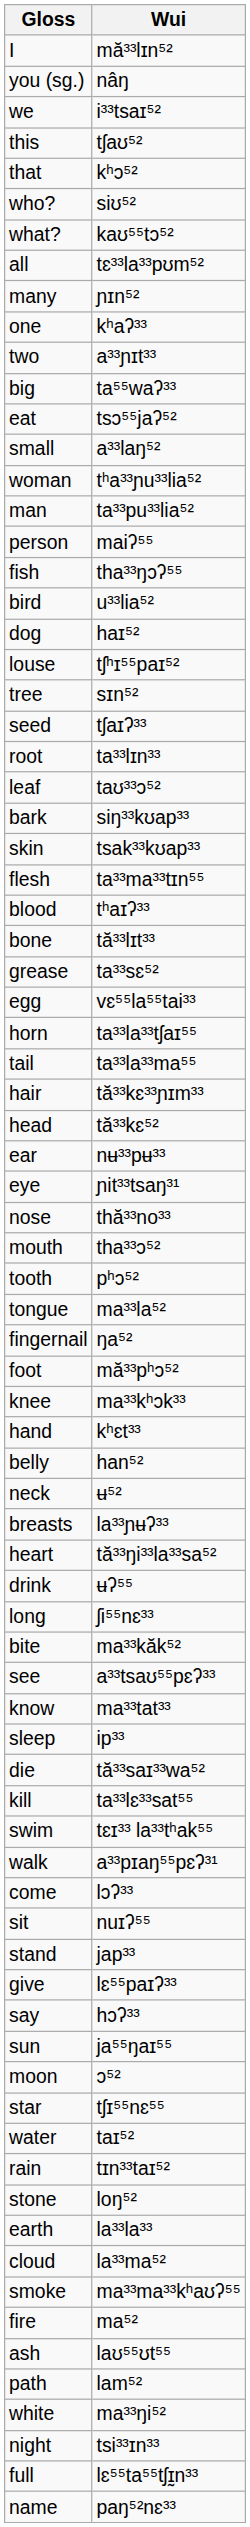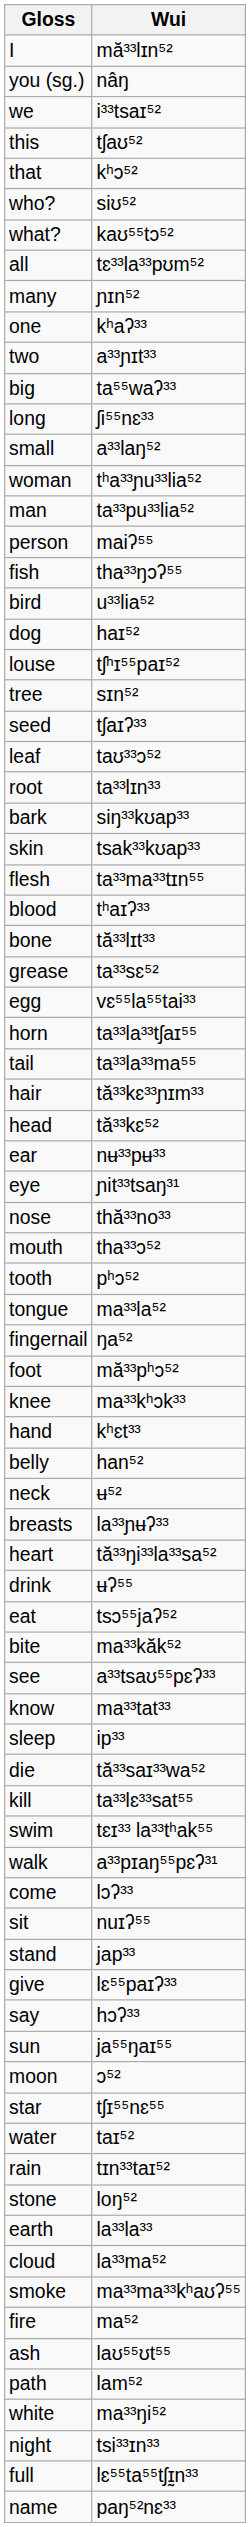rows swapped: (27, 1616) <-> (23, 419)
rows swapped: (25, 787) <-> (26, 756)
